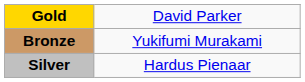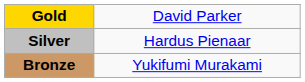rows swapped: (49, 65) <-> (49, 41)
